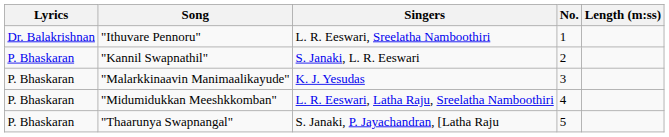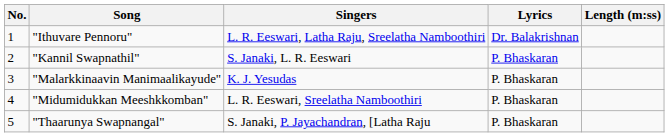columns swapped: (569, 15) <-> (51, 15)
(393, 36) L. R. Eeswari, Sreelatha Namboothiri -> (356, 36) L. R. Eeswari, Latha Raju, Sreelatha Namboothiri
(425, 100) L. R. Eeswari, Latha Raju, Sreelatha Namboothiri -> (324, 100) L. R. Eeswari, Sreelatha Namboothiri
